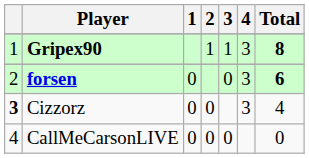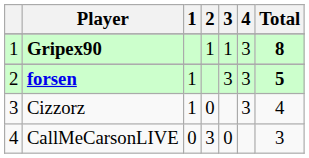(192, 78) 0 -> (192, 78) 1
(228, 78) 0 -> (228, 78) 3
(280, 78) 6 -> (280, 78) 5
(14, 108) bold -> (14, 108) normal
(192, 108) 0 -> (192, 108) 1
(210, 138) 0 -> (210, 138) 3
(280, 138) 0 -> (280, 138) 3
